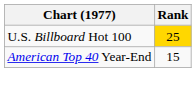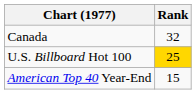+ row: (27, 36)
